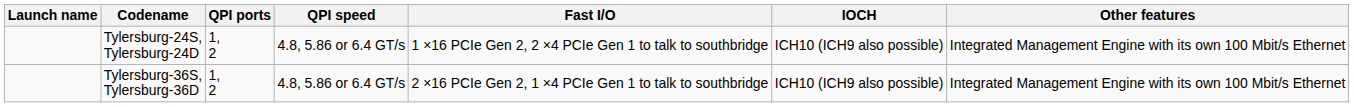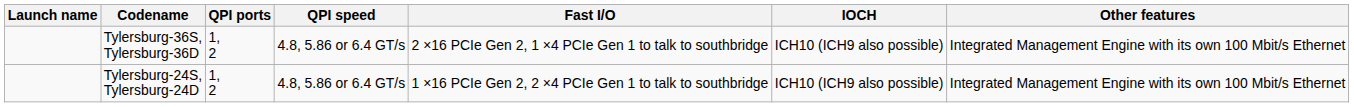rows swapped: (153, 45) <-> (153, 83)
